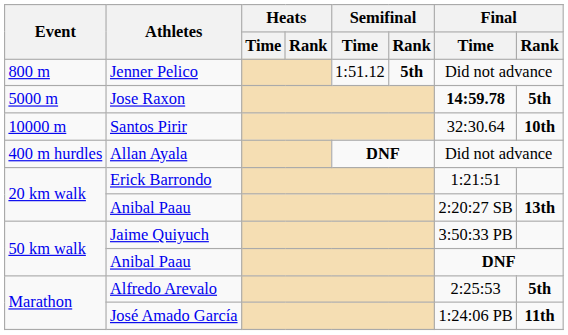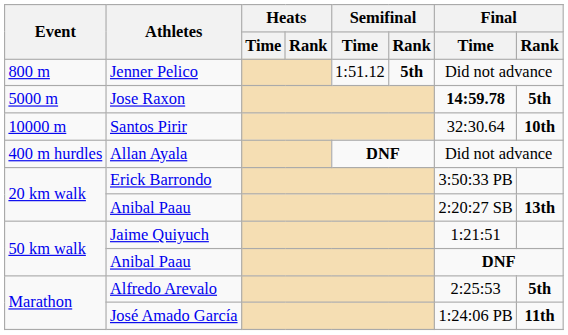(476, 180) 1:21:51 -> (476, 180) 3:50:33 PB
(476, 235) 3:50:33 PB -> (476, 235) 1:21:51
